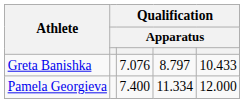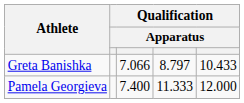(135, 65) 7.076 -> (135, 65) 7.066
(175, 87) 11.334 -> (175, 87) 11.333
